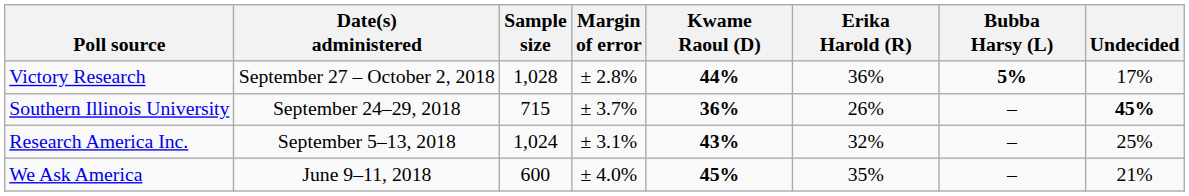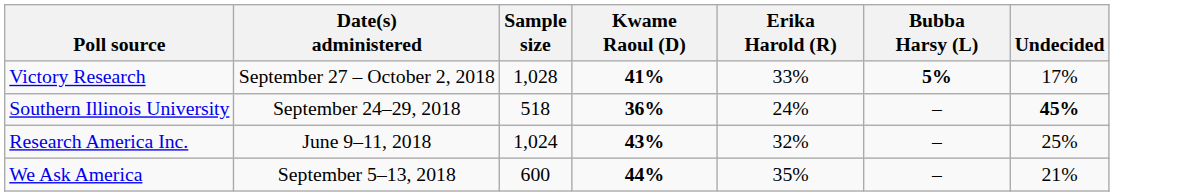- column: (609, 32)
(720, 76) 44% -> (644, 76) 41%
(866, 76) 36% -> (791, 76) 33%
(535, 109) 715 -> (535, 109) 518
(866, 109) 26% -> (791, 109) 24%
(367, 142) September 5–13, 2018 -> (367, 142) June 9–11, 2018
(367, 174) June 9–11, 2018 -> (367, 174) September 5–13, 2018
(720, 174) 45% -> (644, 174) 44%
